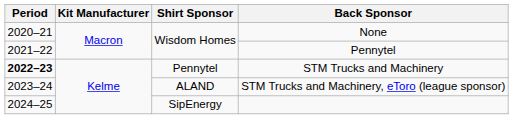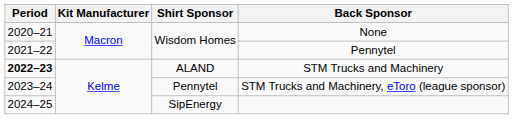(195, 68) Pennytel -> (195, 68) ALAND
(195, 86) ALAND -> (195, 86) Pennytel
